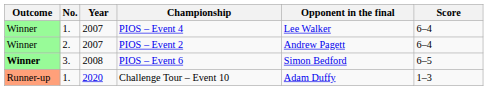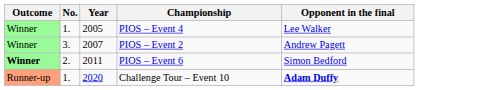- column: (449, 12)
(93, 28) 2007 -> (93, 28) 2005
(66, 45) 2. -> (66, 45) 3.
(66, 61) 3. -> (66, 61) 2.
(93, 61) 2008 -> (92, 61) 2011
(310, 77) normal -> (311, 77) bold
